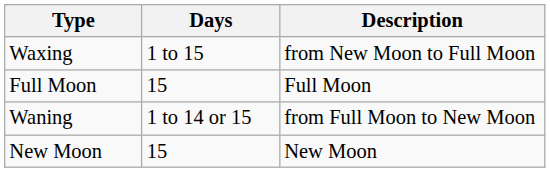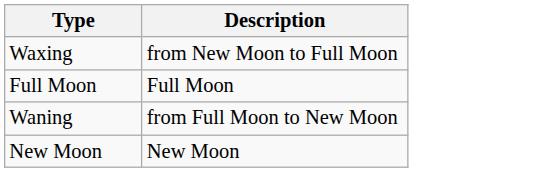- column: (211, 20)
